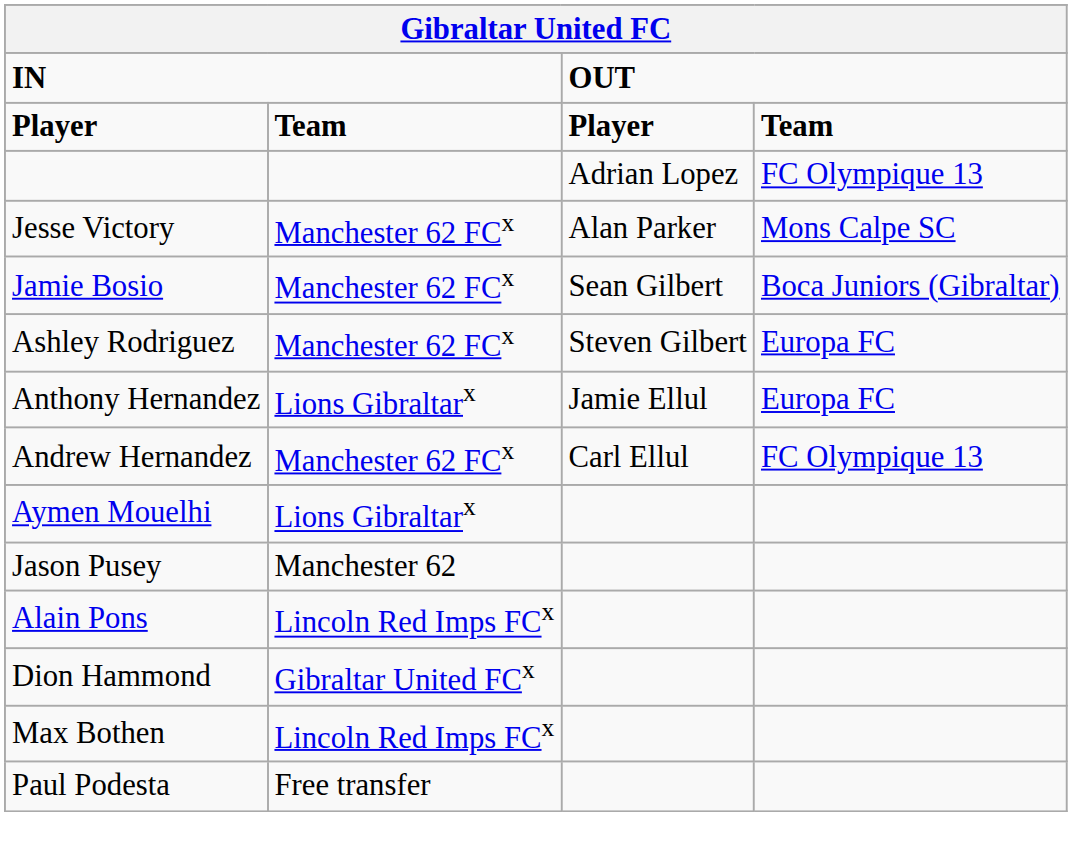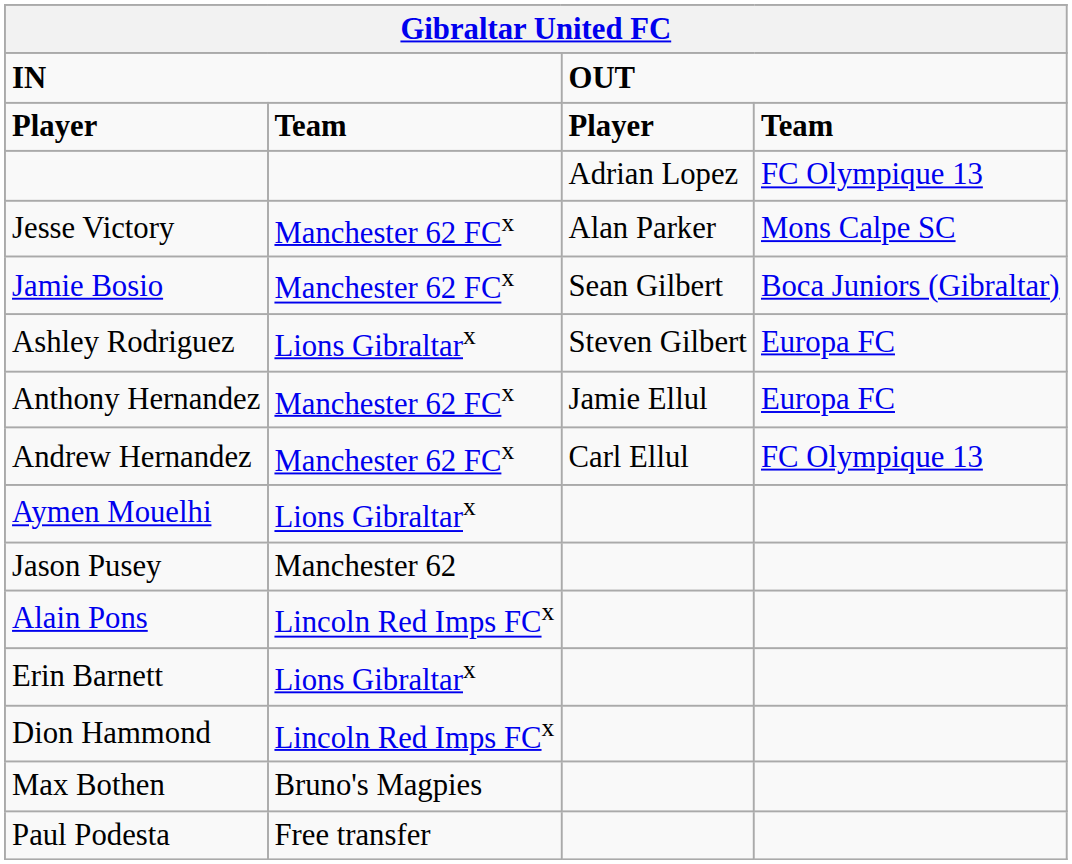(394, 341) Manchester 62 FCx -> (375, 341) Lions Gibraltarx
(375, 398) Lions Gibraltarx -> (394, 398) Manchester 62 FCx
+ row: (88, 675)
(405, 675) Gibraltar United FCx -> (414, 732) Lincoln Red Imps FCx
(414, 732) Lincoln Red Imps FCx -> (378, 785) Bruno's Magpies
